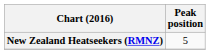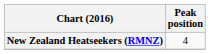(185, 40) 5 -> (185, 40) 4
